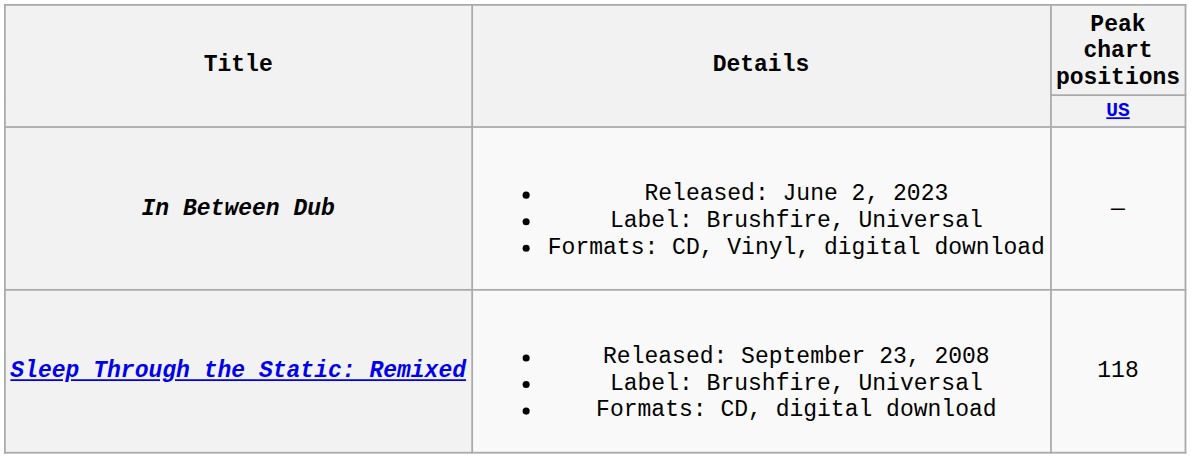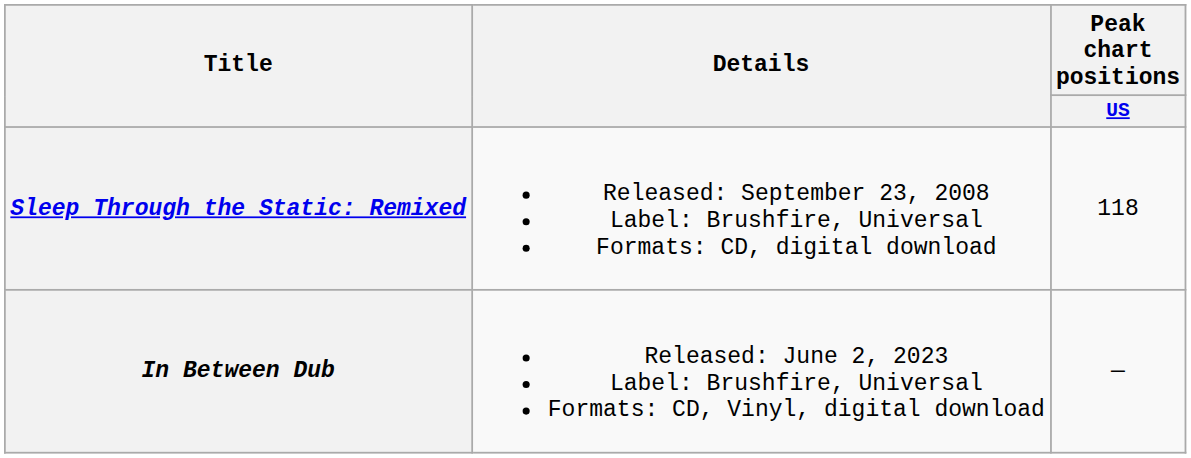rows swapped: (238, 371) <-> (238, 208)
